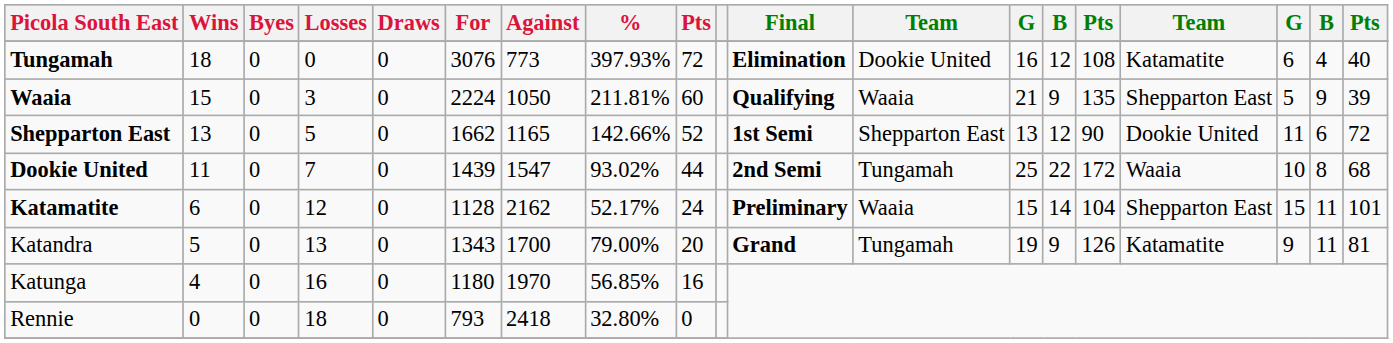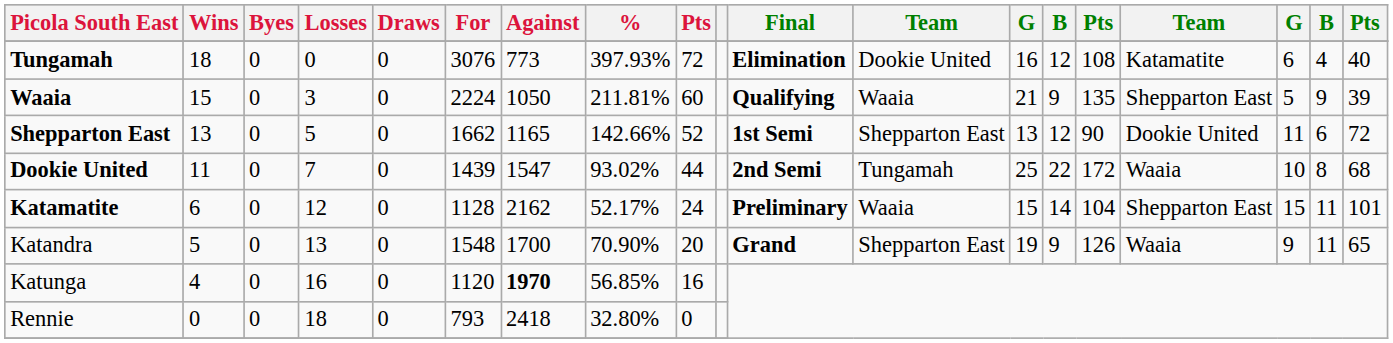(473, 244) 1343 -> (473, 244) 1548
(625, 244) 79.00% -> (625, 244) 70.90%
(906, 244) Tungamah -> (932, 244) Shepparton East
(1175, 244) Katamatite -> (1153, 244) Waaia
(1359, 244) 81 -> (1359, 244) 65
(472, 281) 1180 -> (472, 281) 1120
(528, 281) normal -> (528, 281) bold
